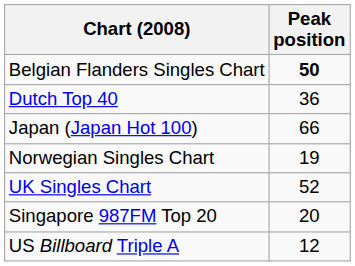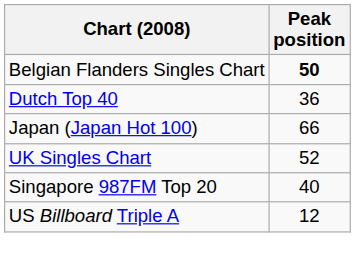- row: (112, 157)
(309, 216) 20 -> (309, 187) 40
